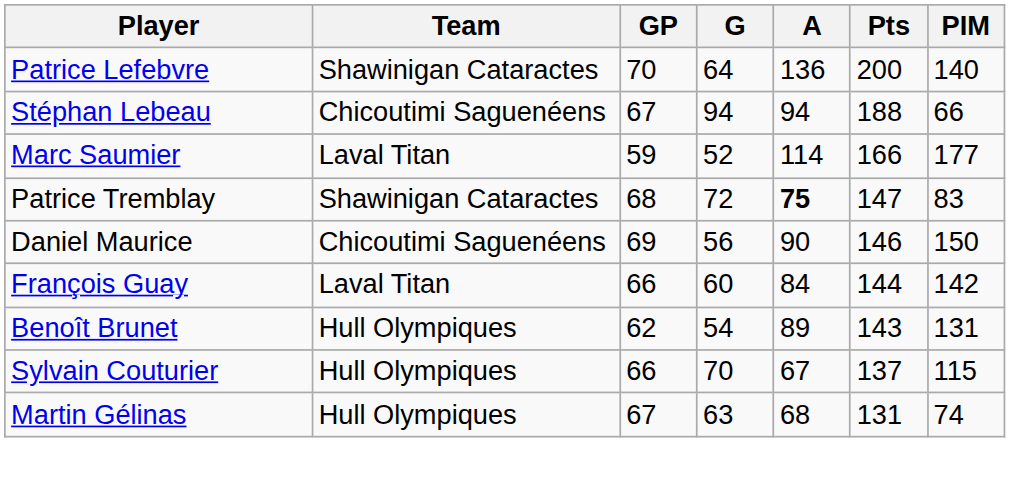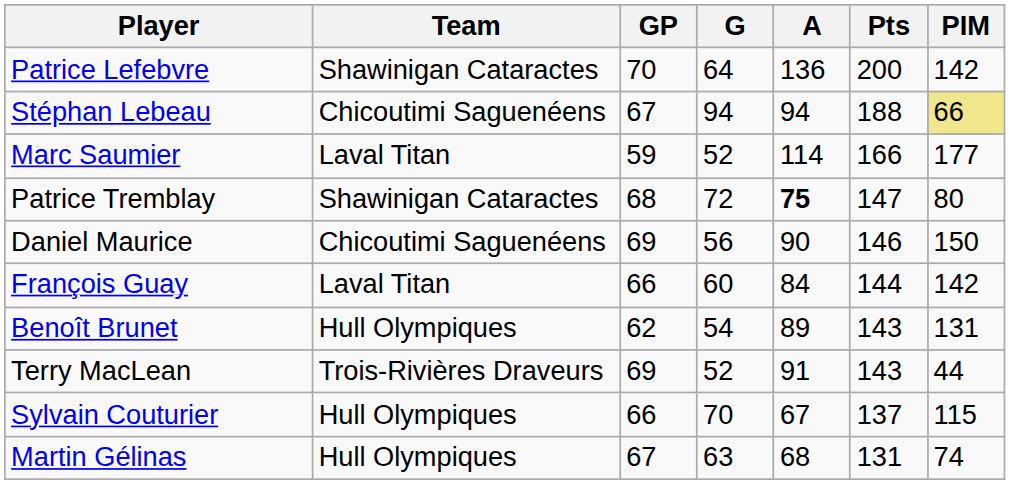(956, 69) 140 -> (956, 69) 142
(949, 112) no background -> (949, 112) khaki background
(949, 198) 83 -> (949, 198) 80
+ row: (101, 371)
